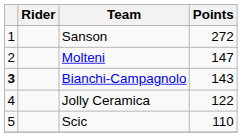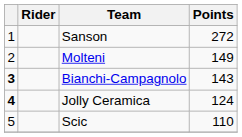(223, 57) 147 -> (223, 57) 149
(11, 100) normal -> (11, 100) bold
(223, 100) 122 -> (223, 100) 124
